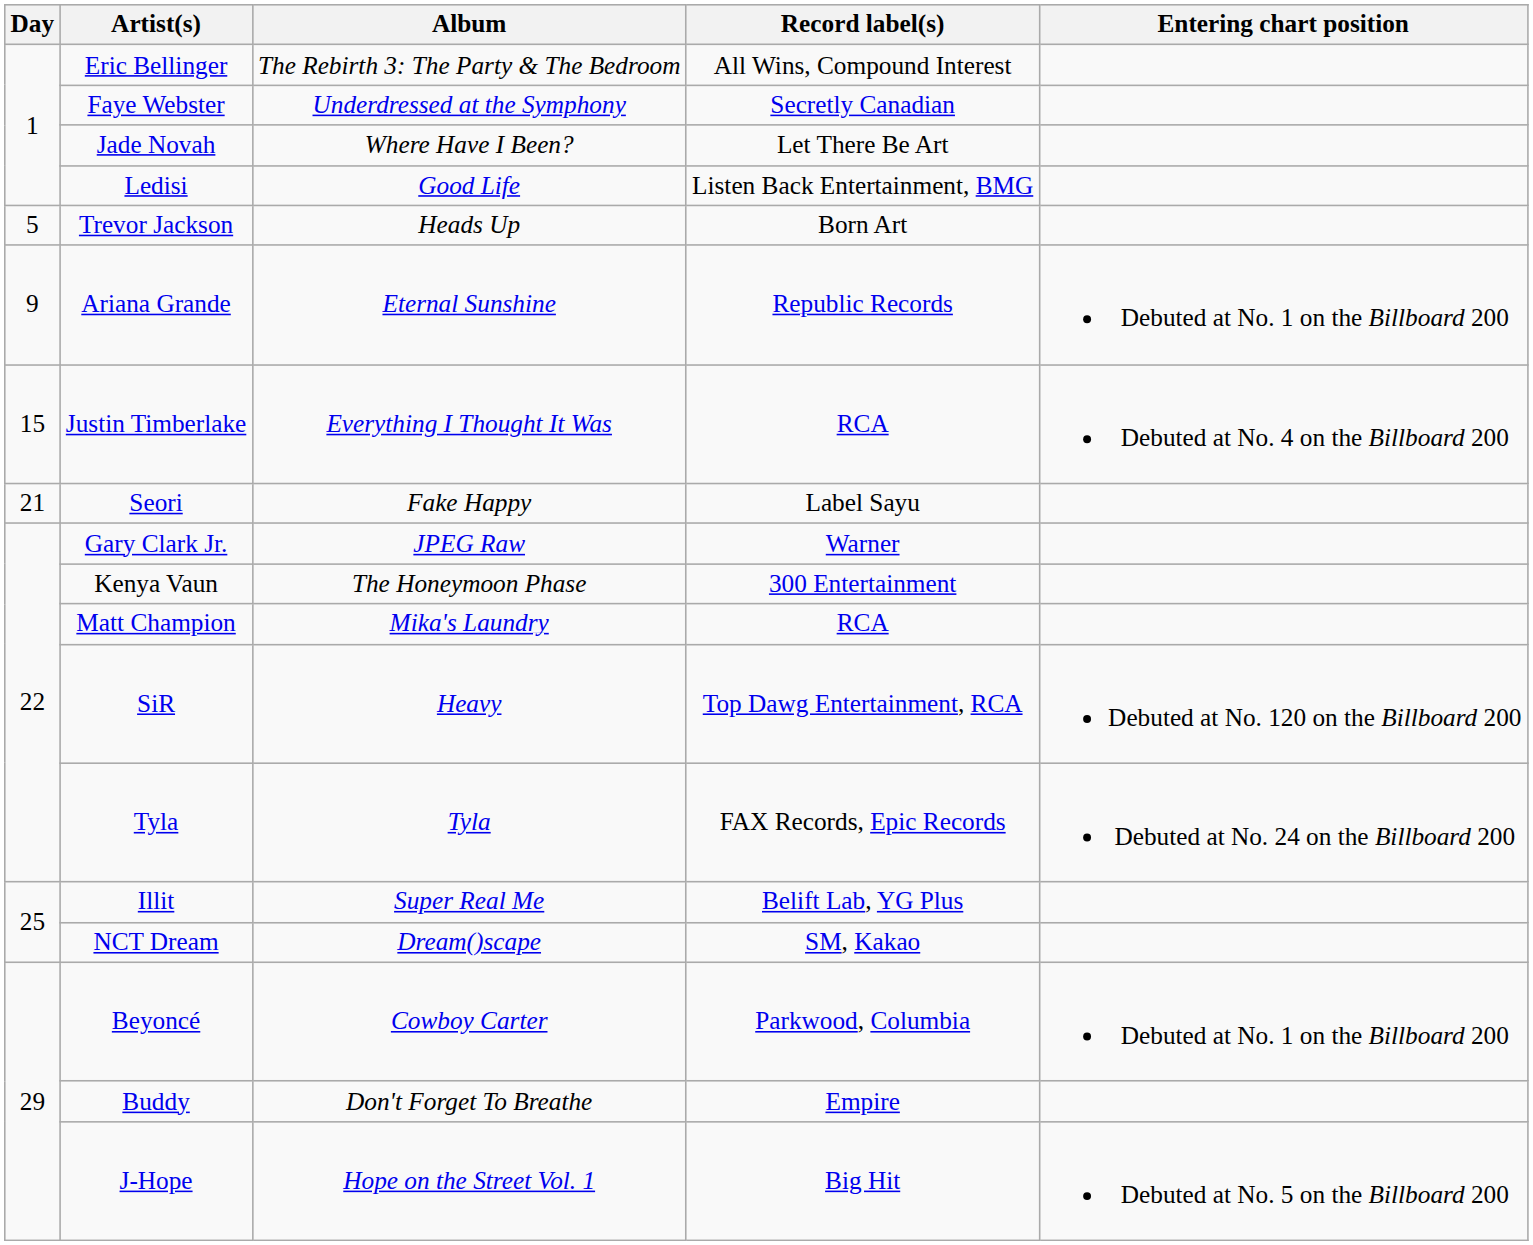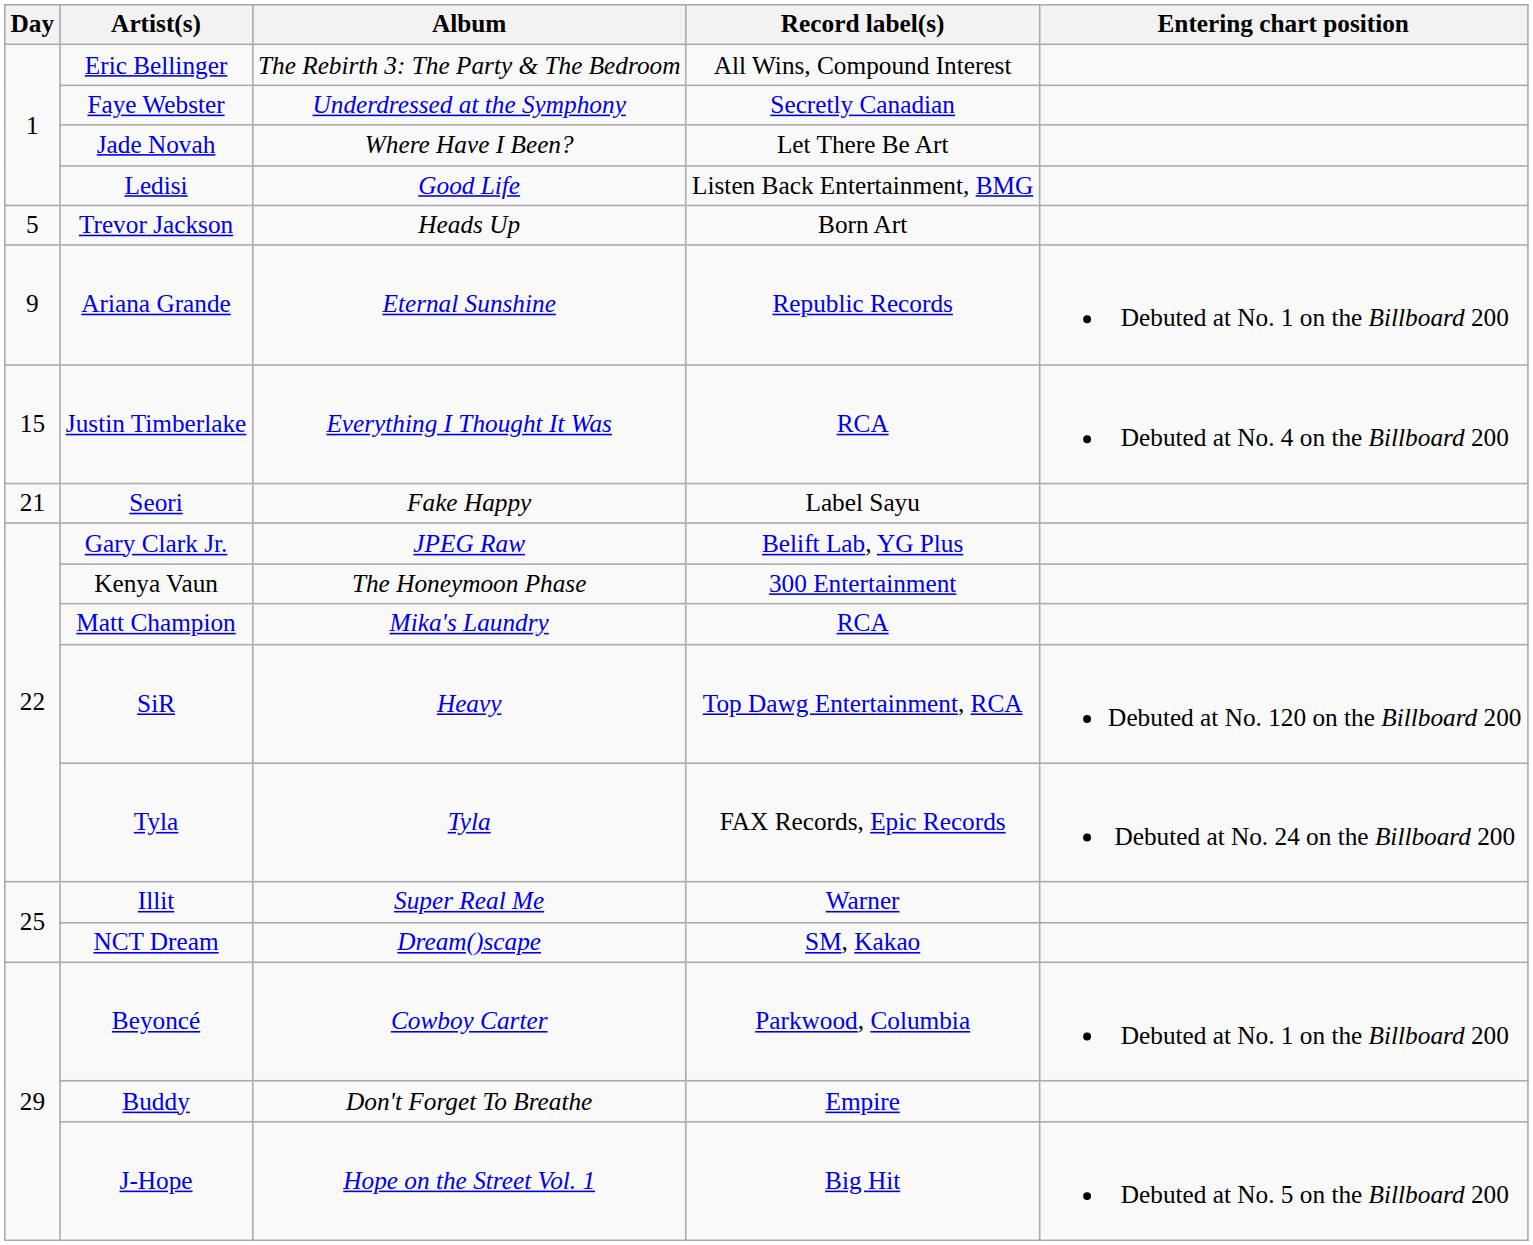(863, 543) Warner -> (863, 543) Belift Lab, YG Plus
(863, 901) Belift Lab, YG Plus -> (863, 901) Warner
